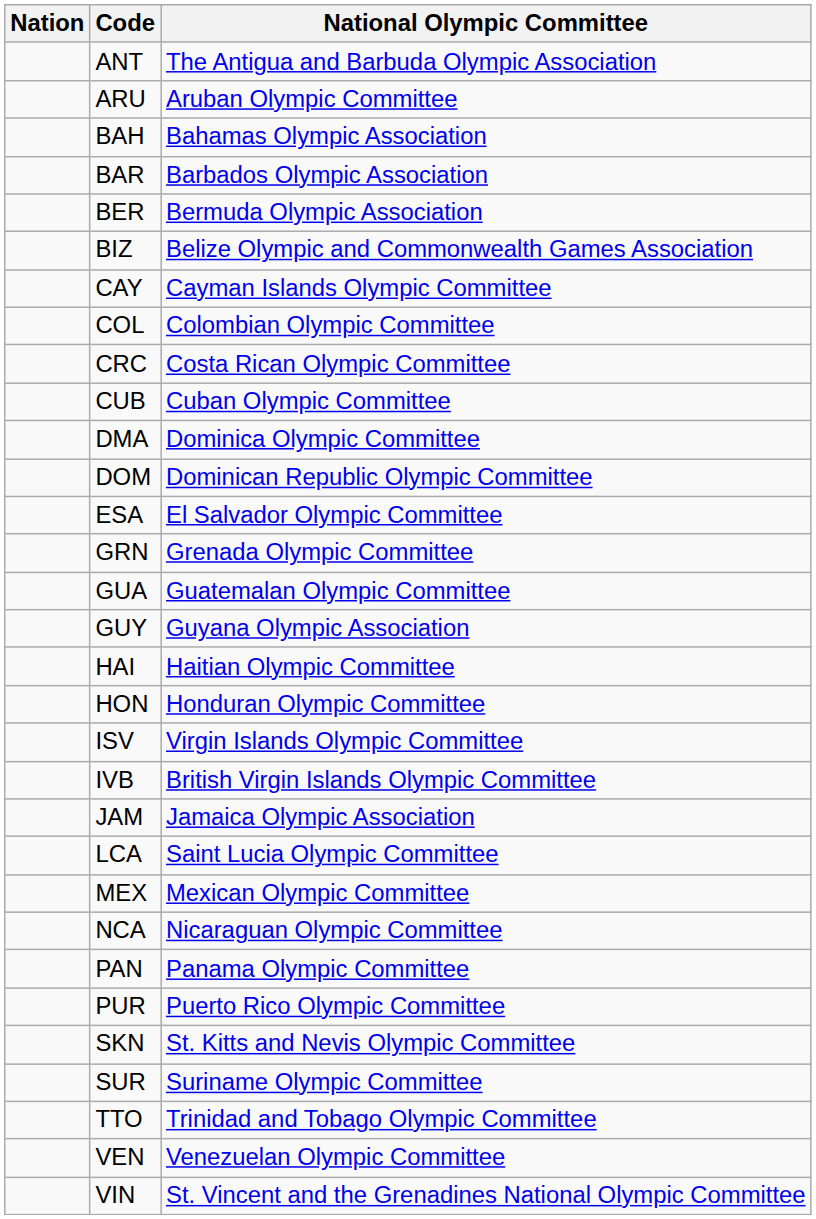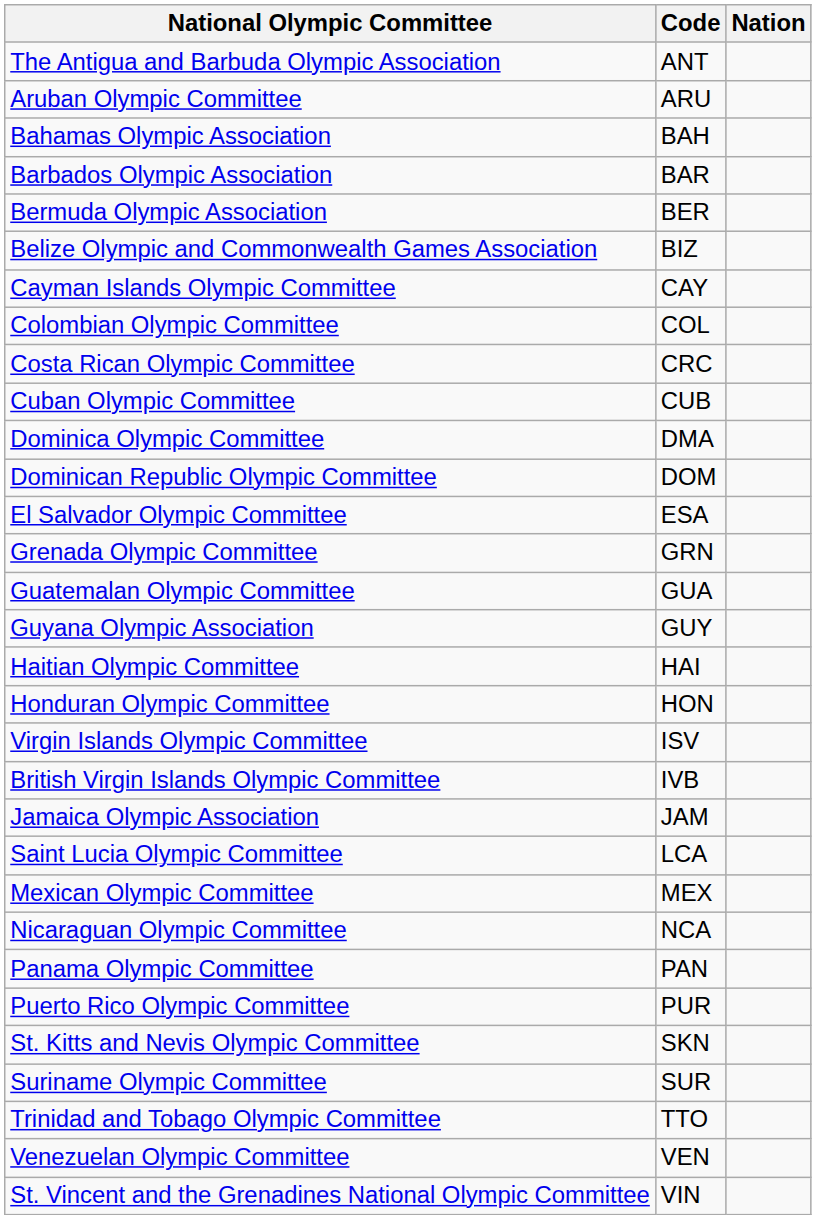columns swapped: (47, 23) <-> (486, 23)
